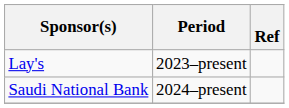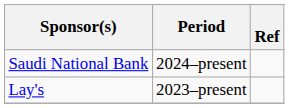rows swapped: (78, 63) <-> (78, 90)
